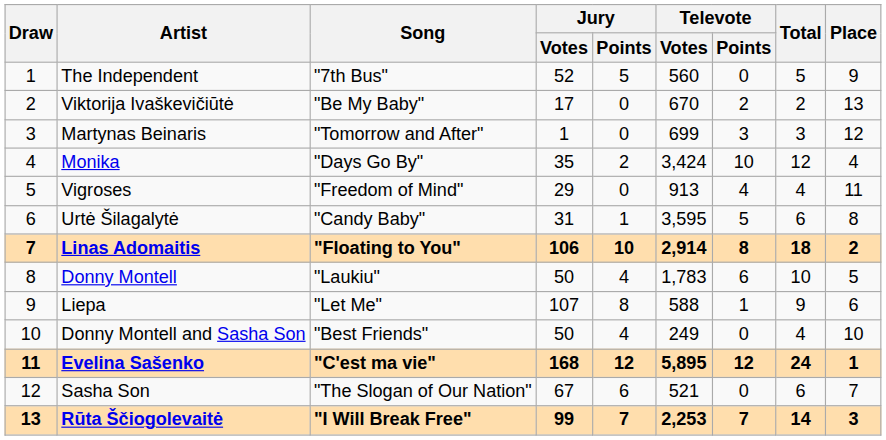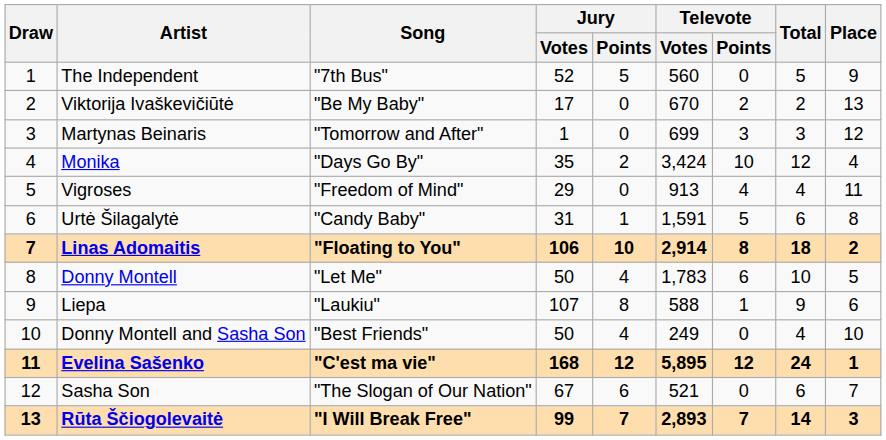(684, 219) 3,595 -> (684, 219) 1,591
(347, 276) "Laukiu" -> (348, 276) "Let Me"
(348, 305) "Let Me" -> (347, 305) "Laukiu"
(684, 420) 2,253 -> (684, 420) 2,893
